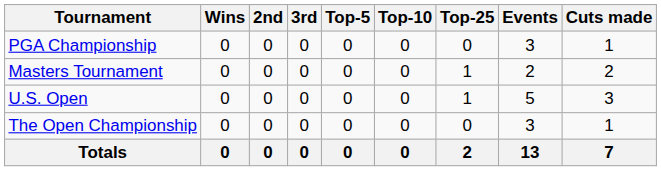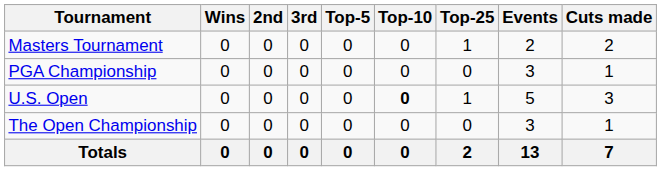rows swapped: (86, 71) <-> (82, 44)
(405, 98) normal -> (405, 98) bold
